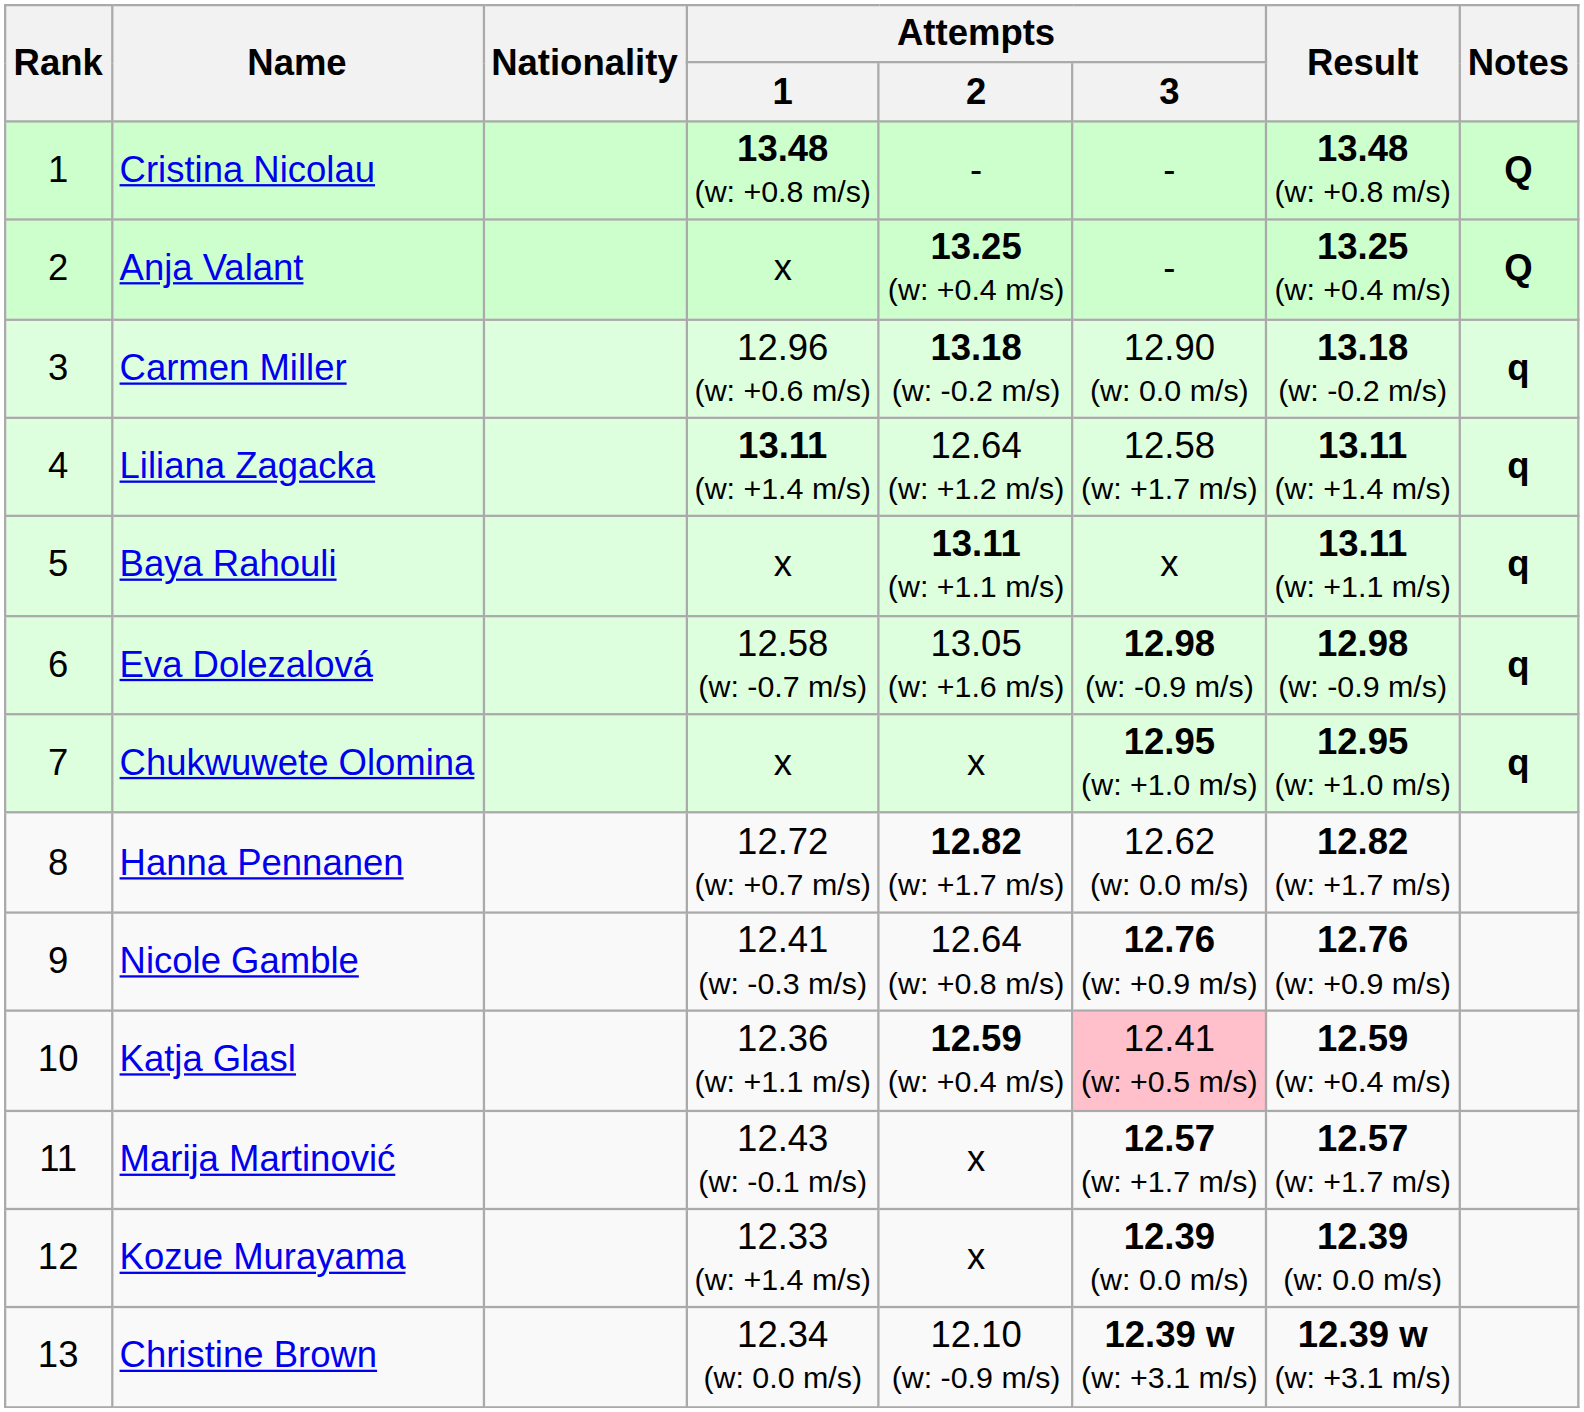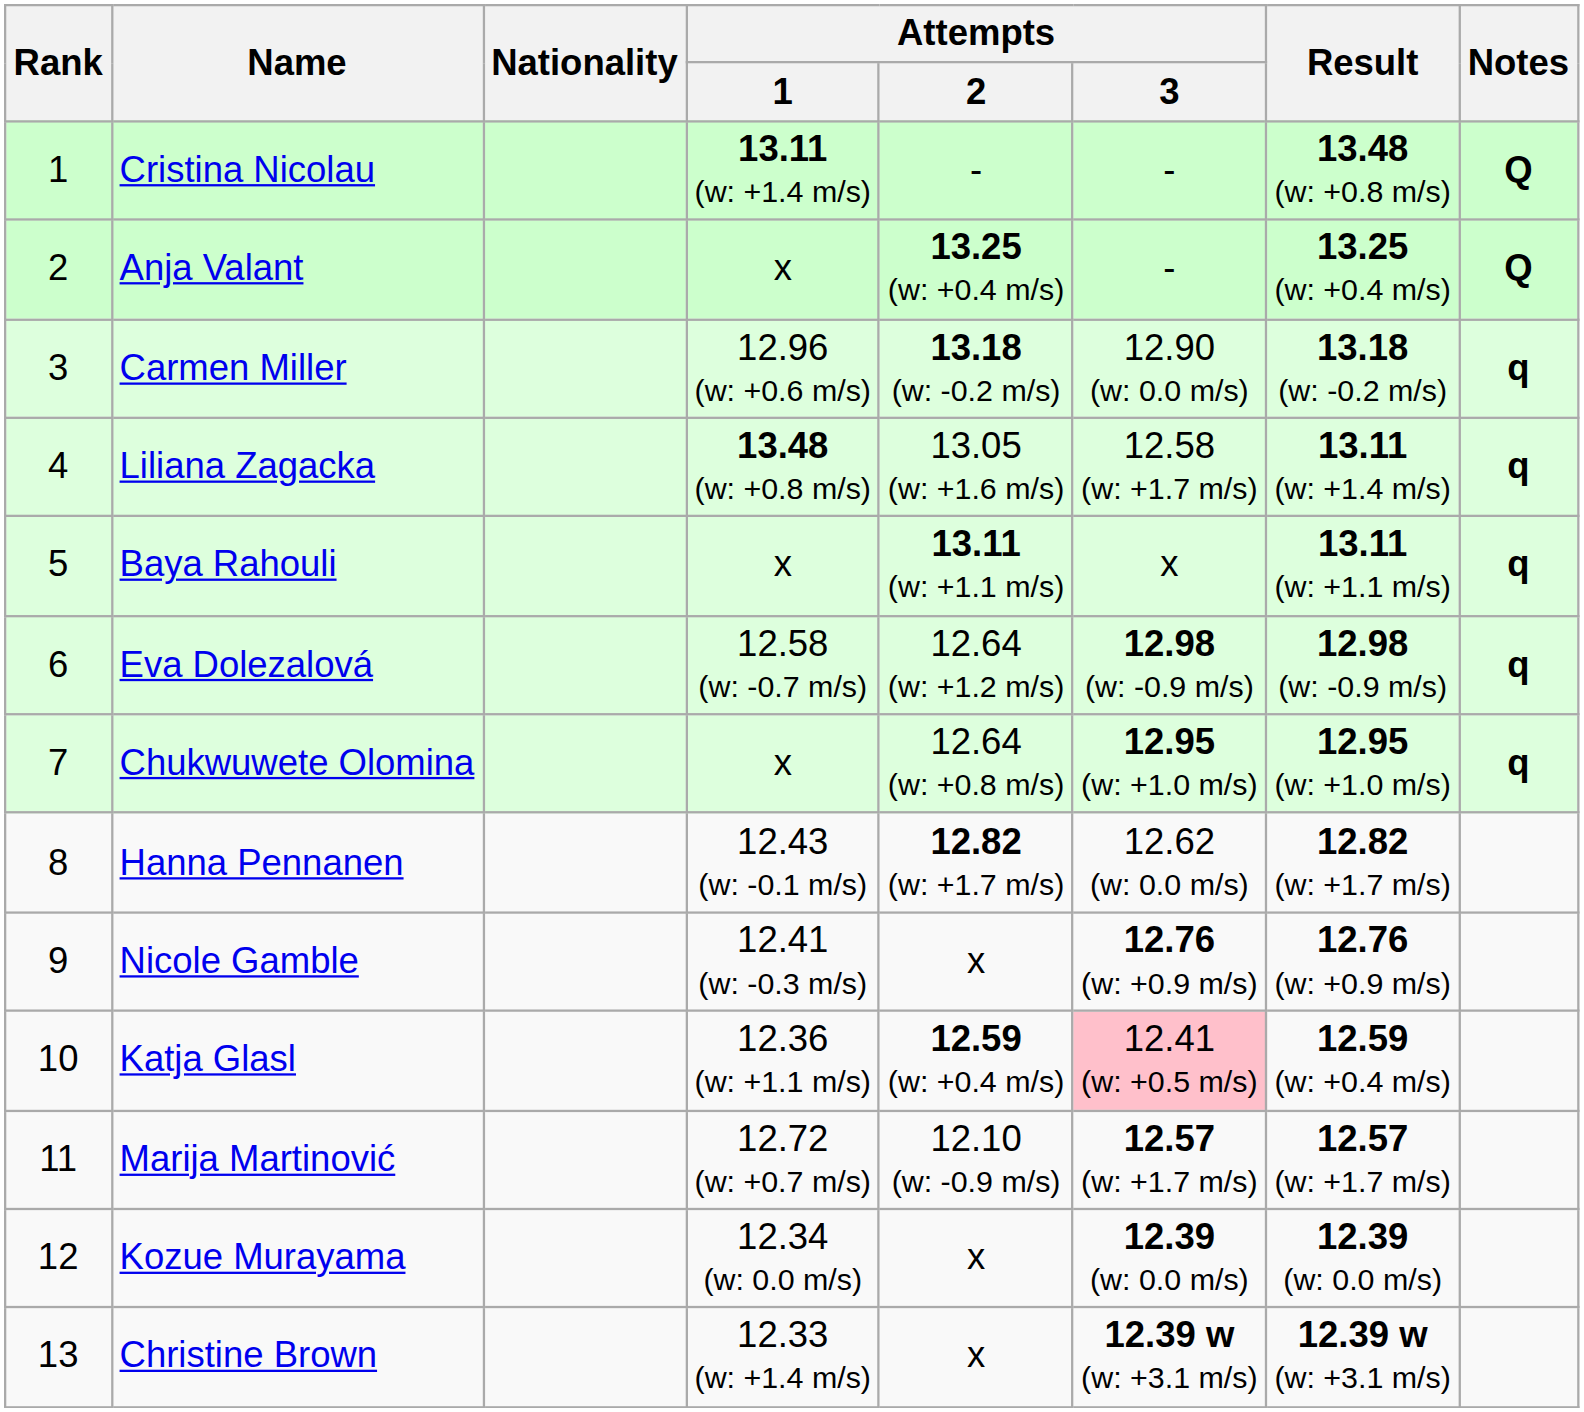(783, 169) 13.48 (w: +0.8 m/s) -> (783, 169) 13.11 (w: +1.4 m/s)
(783, 466) 13.11 (w: +1.4 m/s) -> (783, 466) 13.48 (w: +0.8 m/s)
(976, 466) 12.64 (w: +1.2 m/s) -> (976, 466) 13.05 (w: +1.6 m/s)
(976, 664) 13.05 (w: +1.6 m/s) -> (976, 664) 12.64 (w: +1.2 m/s)
(976, 763) x -> (976, 763) 12.64 (w: +0.8 m/s)
(783, 861) 12.72 (w: +0.7 m/s) -> (783, 861) 12.43 (w: -0.1 m/s)
(976, 960) 12.64 (w: +0.8 m/s) -> (976, 960) x
(783, 1158) 12.43 (w: -0.1 m/s) -> (783, 1158) 12.72 (w: +0.7 m/s)
(976, 1158) x -> (976, 1158) 12.10 (w: -0.9 m/s)
(783, 1257) 12.33 (w: +1.4 m/s) -> (783, 1257) 12.34 (w: 0.0 m/s)
(783, 1356) 12.34 (w: 0.0 m/s) -> (783, 1356) 12.33 (w: +1.4 m/s)
(976, 1356) 12.10 (w: -0.9 m/s) -> (976, 1356) x
